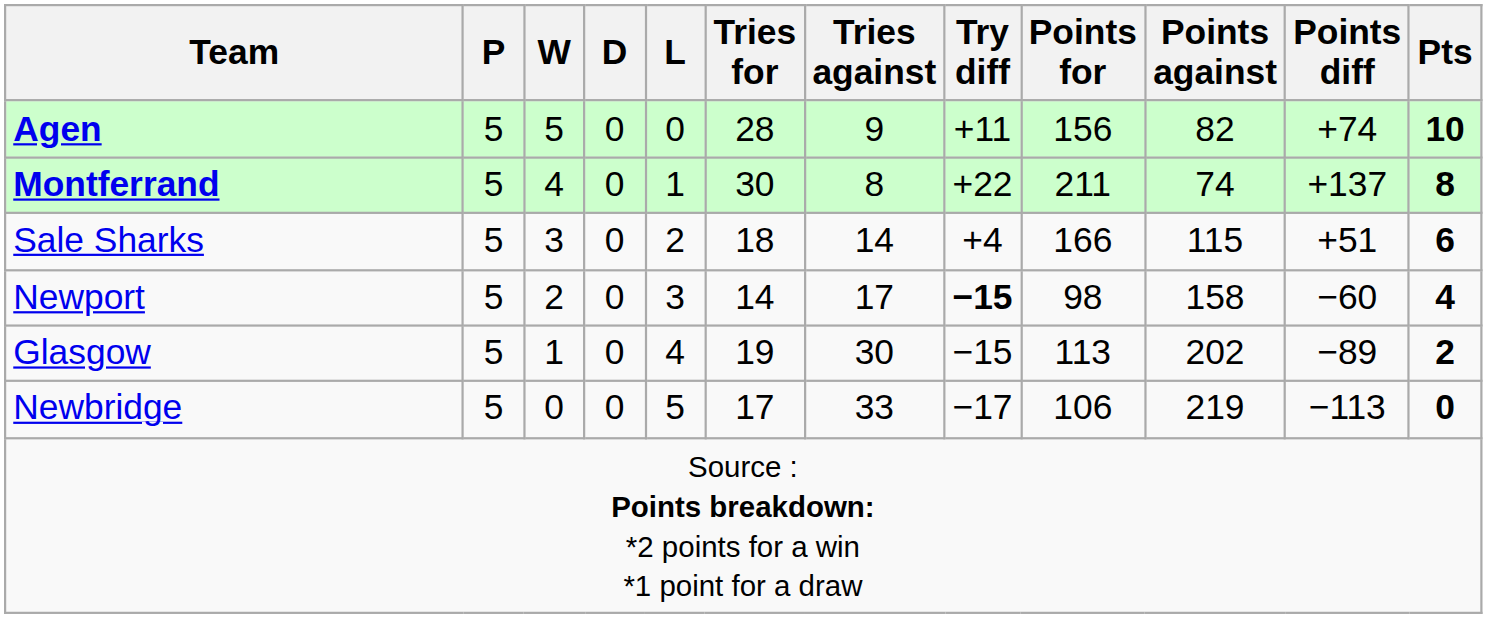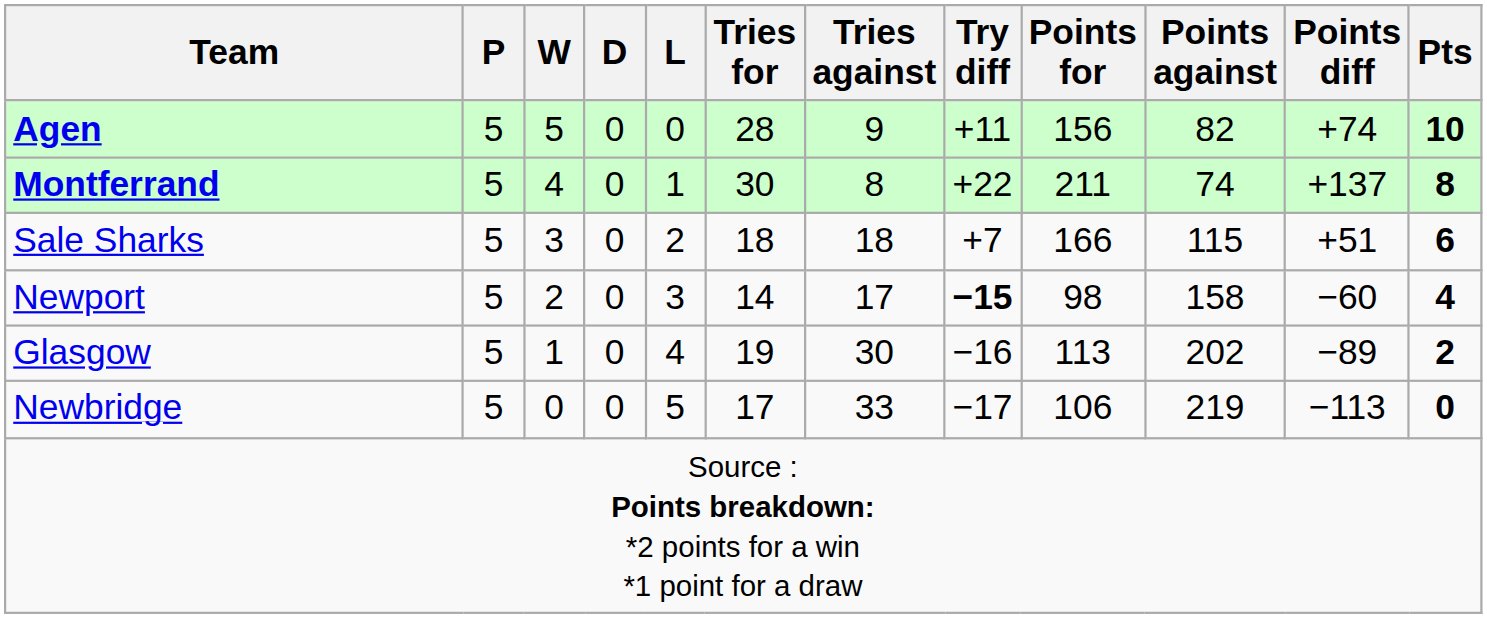(874, 240) 14 -> (874, 240) 18
(982, 240) +4 -> (982, 240) +7
(982, 352) −15 -> (982, 352) −16
